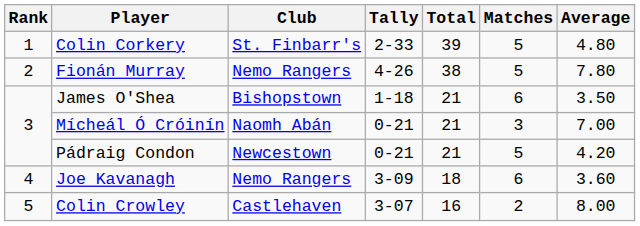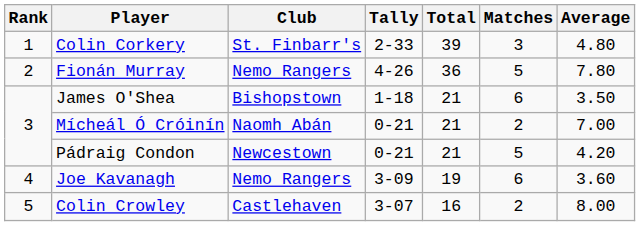(519, 45) 5 -> (519, 45) 3
(451, 72) 38 -> (451, 72) 36
(519, 126) 3 -> (519, 126) 2
(451, 180) 18 -> (451, 180) 19
